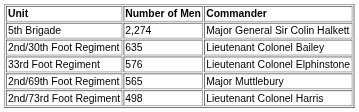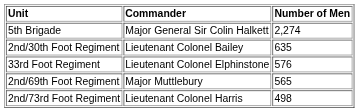columns swapped: (236, 13) <-> (163, 13)
